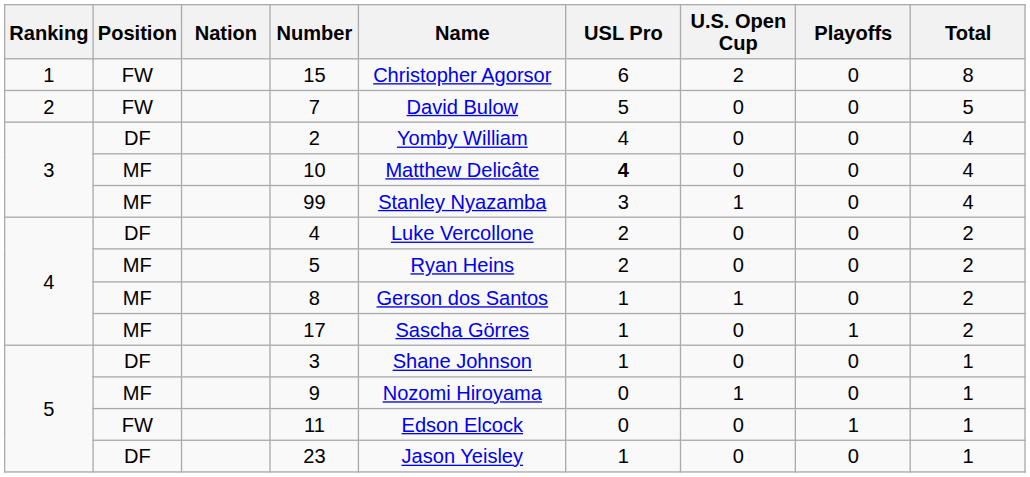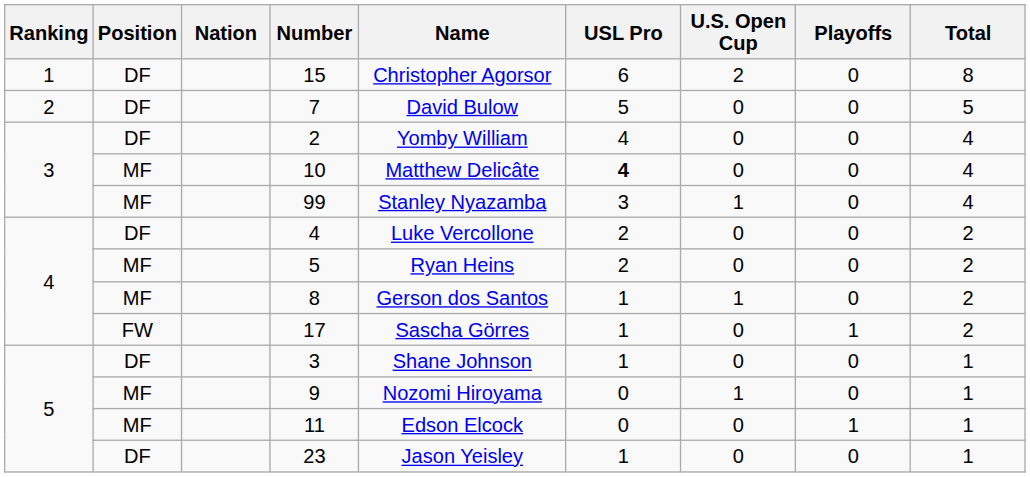(137, 75) FW -> (137, 75) DF
(137, 107) FW -> (137, 107) DF
(137, 329) MF -> (137, 329) FW
(137, 424) FW -> (137, 424) MF
